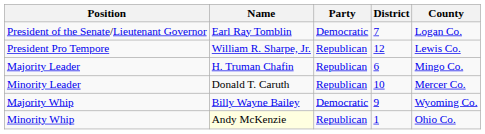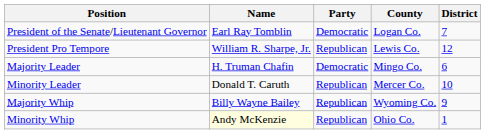columns swapped: (391, 13) <-> (446, 13)
(342, 66) Republican -> (342, 66) Democratic
(342, 102) Democratic -> (342, 102) Republican
